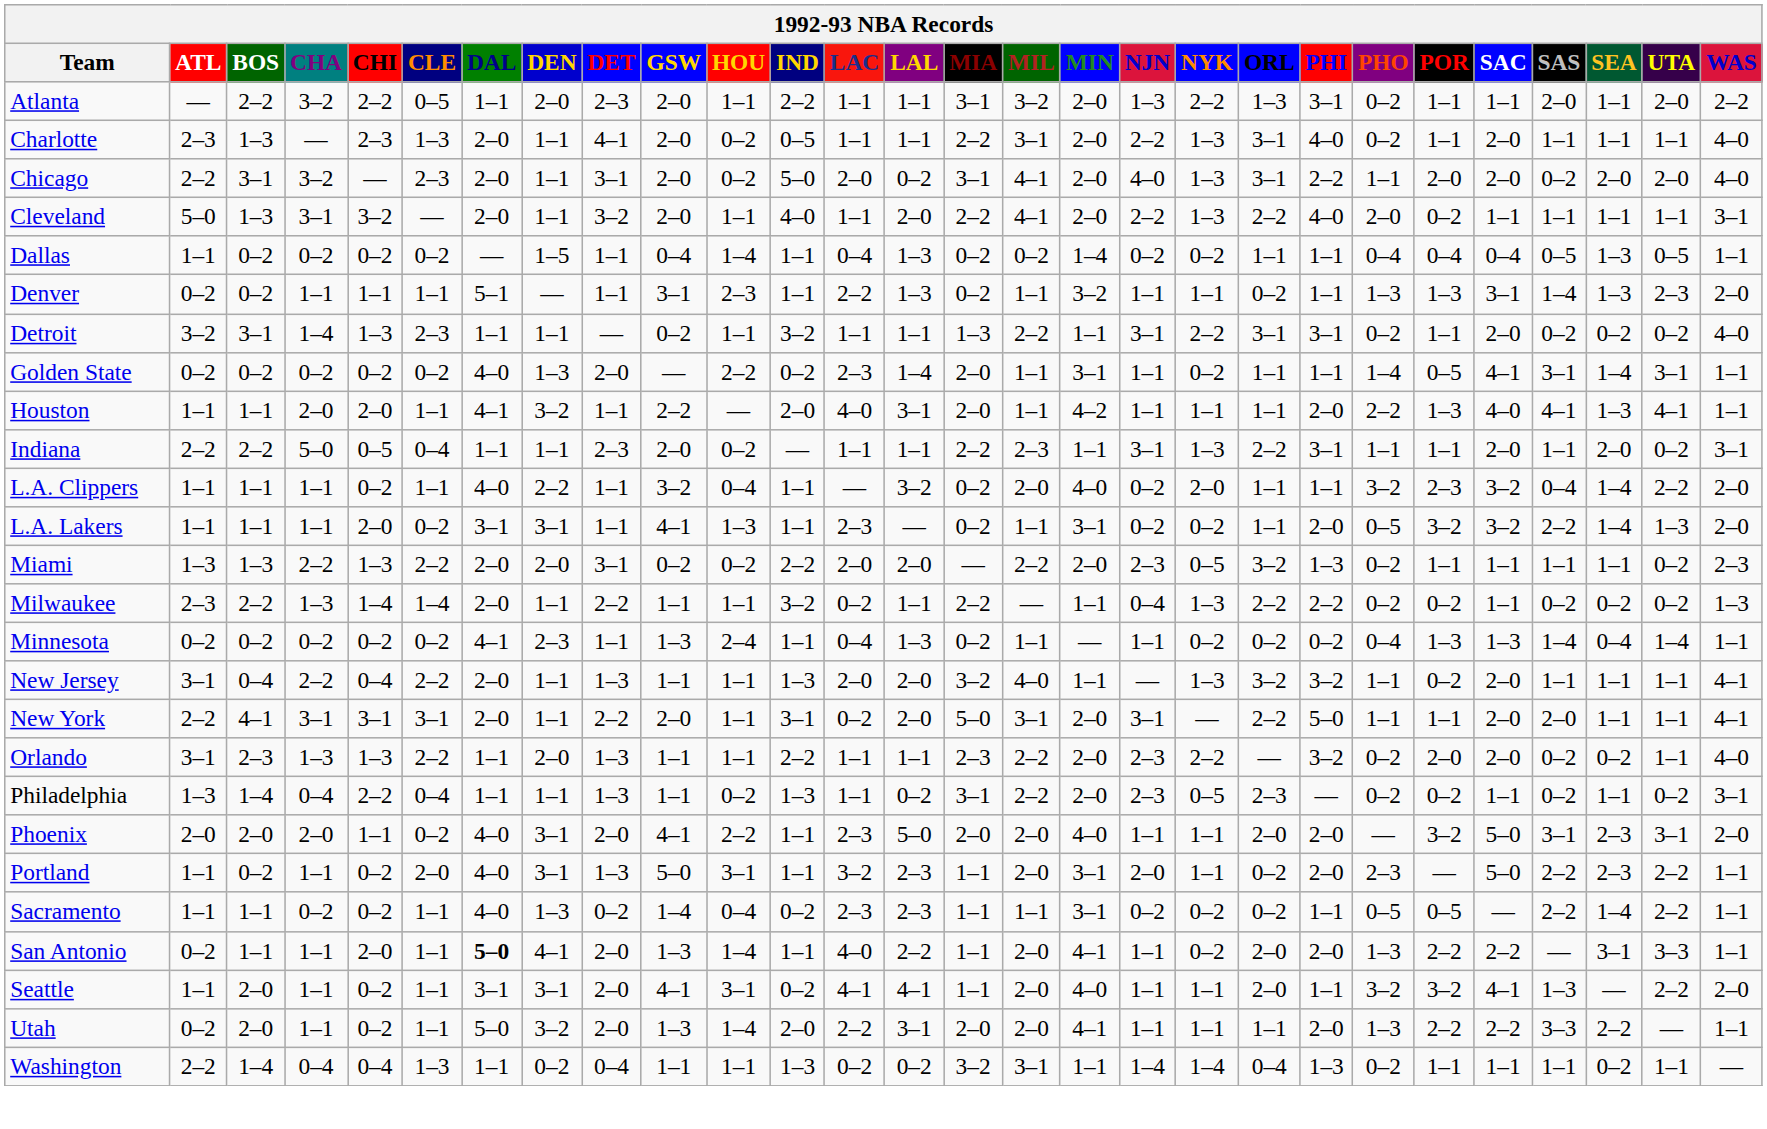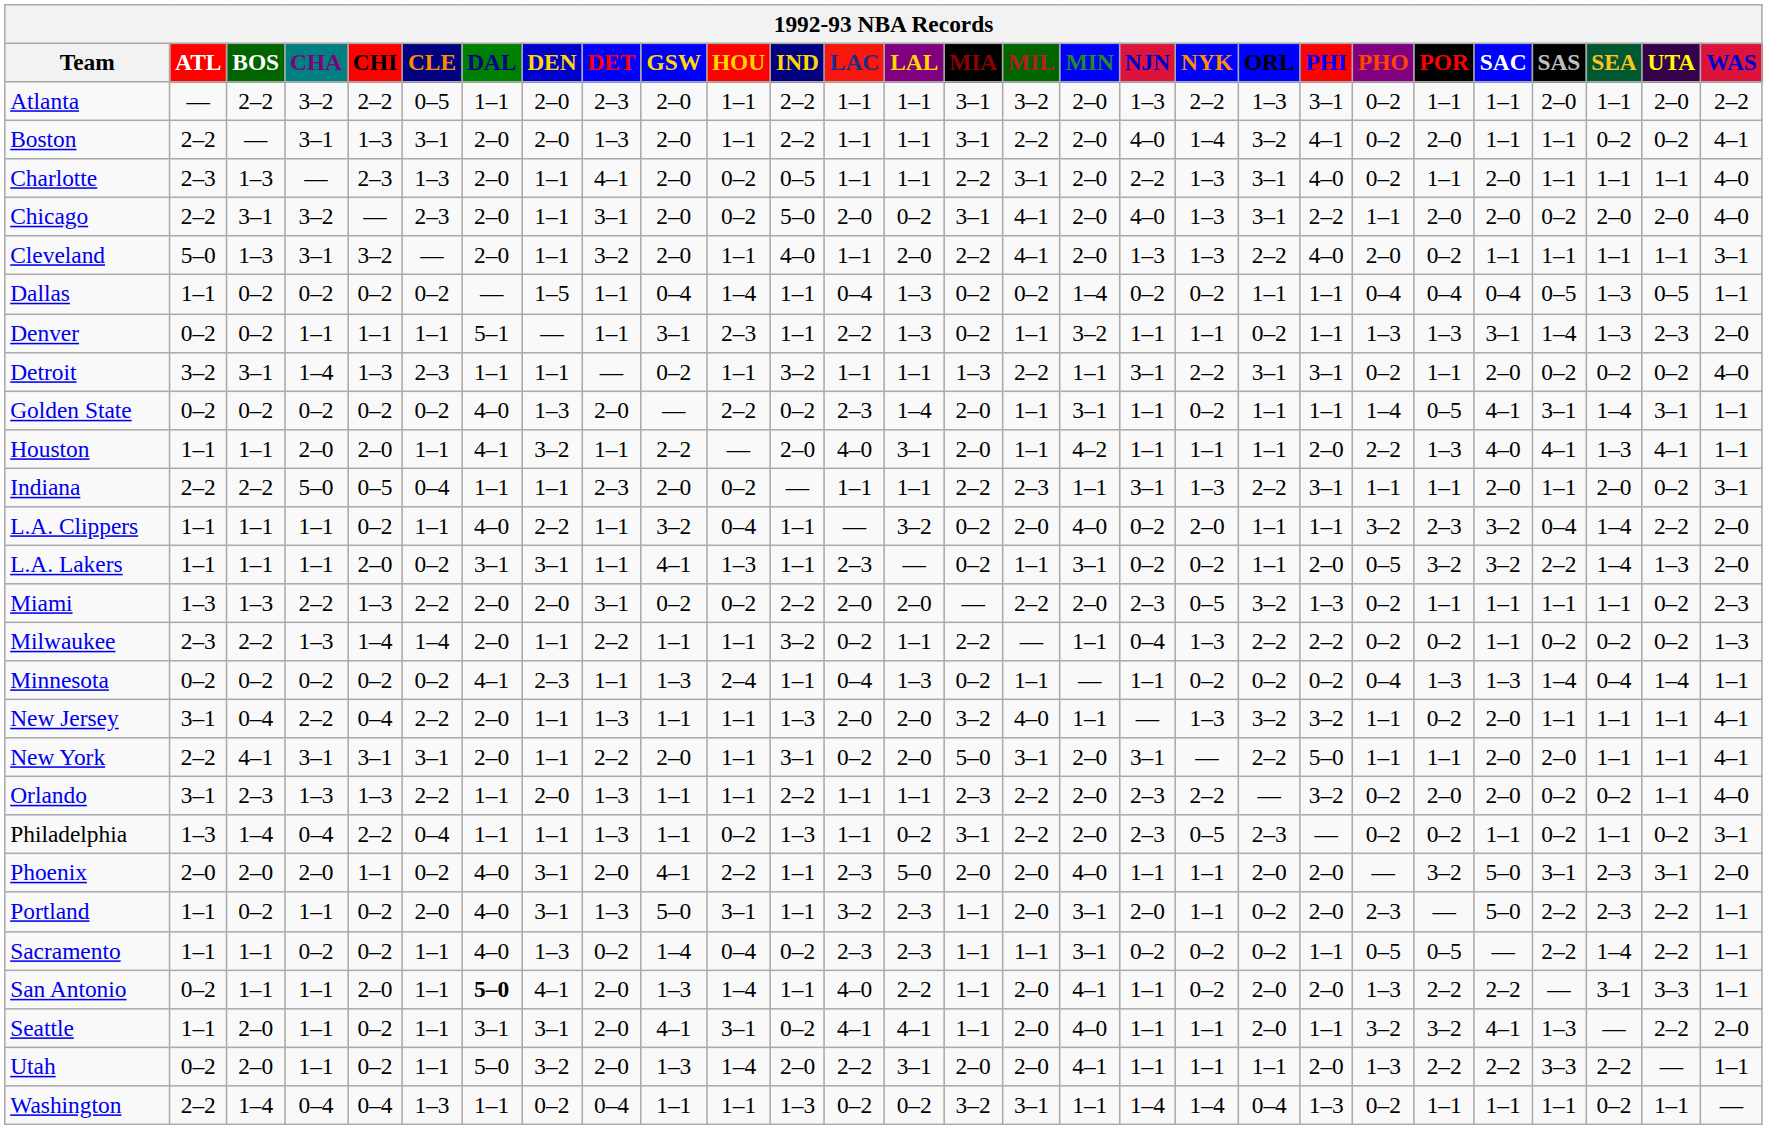+ row: (43, 139)
(1147, 216) 2–2 -> (1147, 255) 1–3
